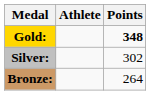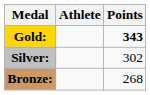(133, 36) 348 -> (133, 36) 343
(133, 79) 264 -> (133, 79) 268
